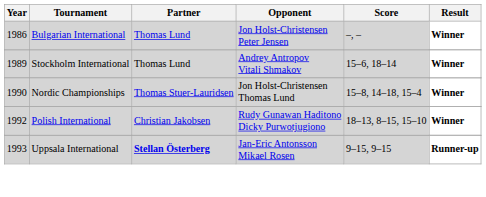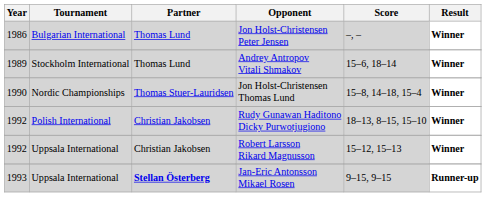+ row: (277, 149)
